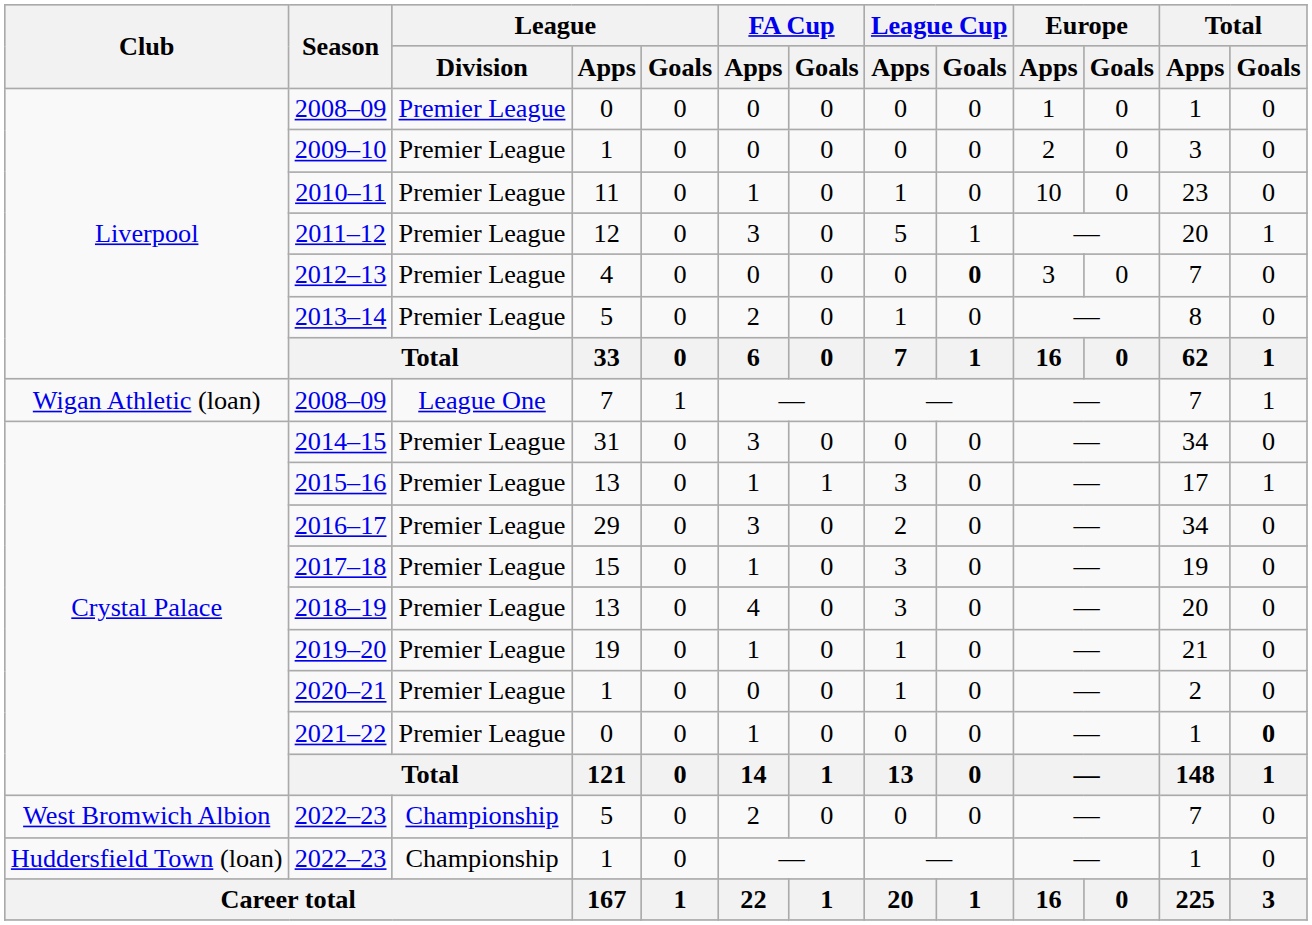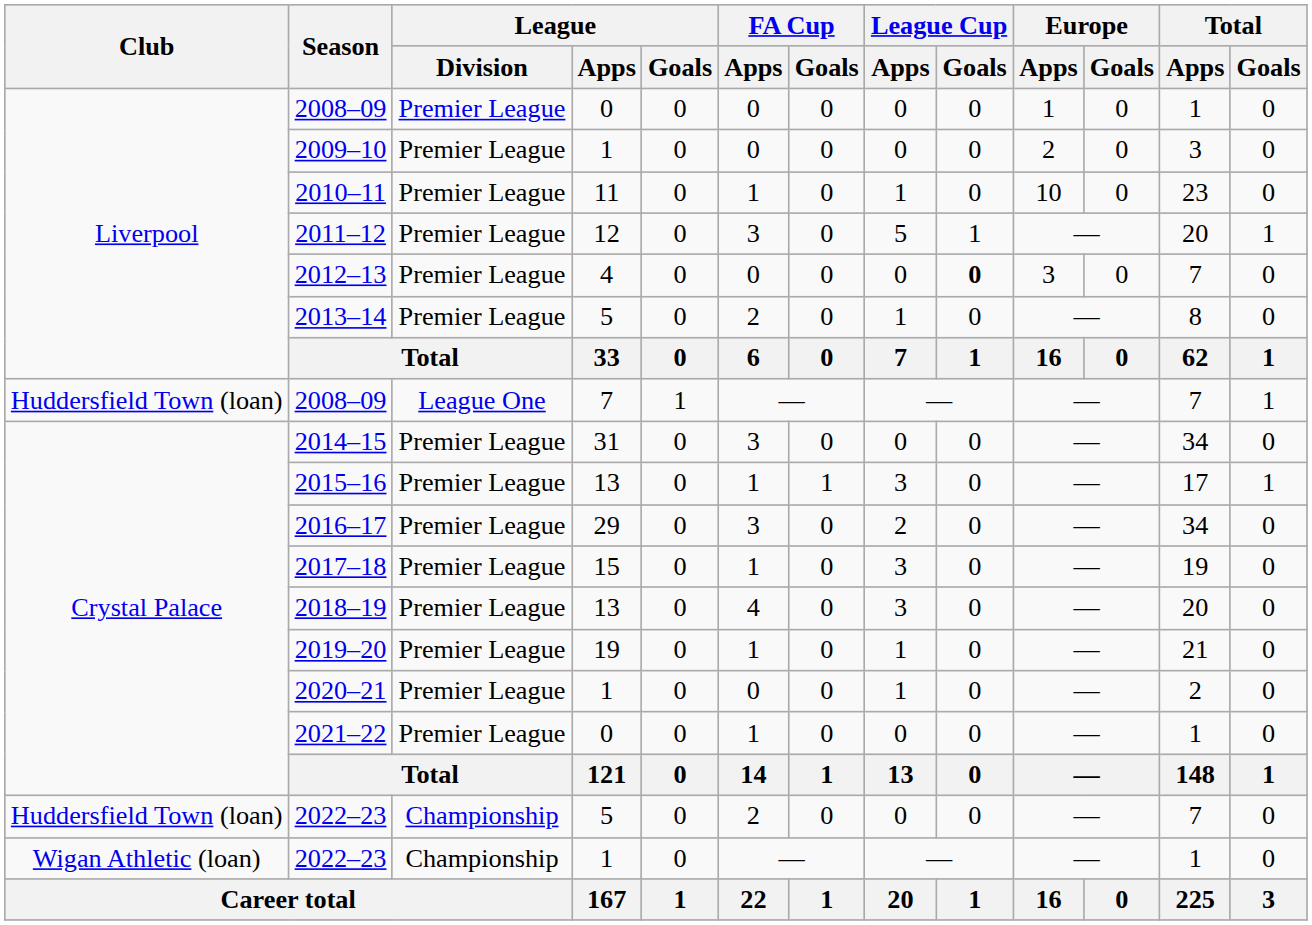(147, 399) Wigan Athletic (loan) -> (147, 399) Huddersfield Town (loan)
(1269, 732) bold -> (1269, 732) normal
(147, 815) West Bromwich Albion -> (147, 815) Huddersfield Town (loan)
(147, 857) Huddersfield Town (loan) -> (147, 857) Wigan Athletic (loan)
